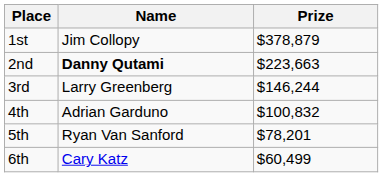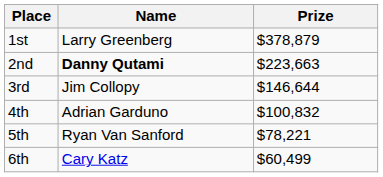(101, 40) Jim Collopy -> (117, 40) Larry Greenberg
(117, 87) Larry Greenberg -> (101, 87) Jim Collopy
(288, 87) $146,244 -> (288, 87) $146,644
(284, 135) $78,201 -> (284, 135) $78,221
